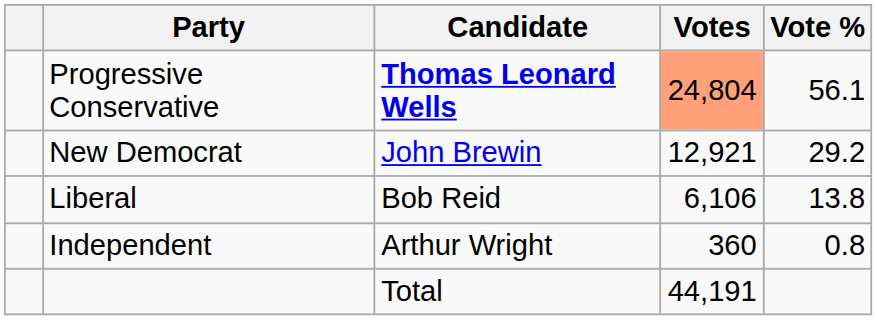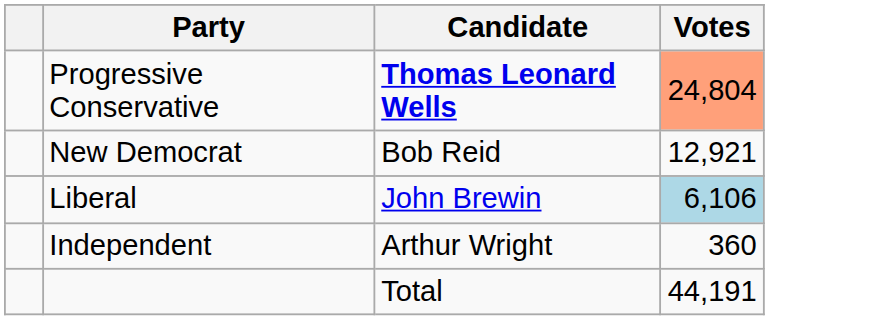- column: (818, 27)
(461, 152) John Brewin -> (441, 152) Bob Reid
(441, 198) Bob Reid -> (461, 198) John Brewin
(720, 198) no background -> (720, 198) lightblue background
